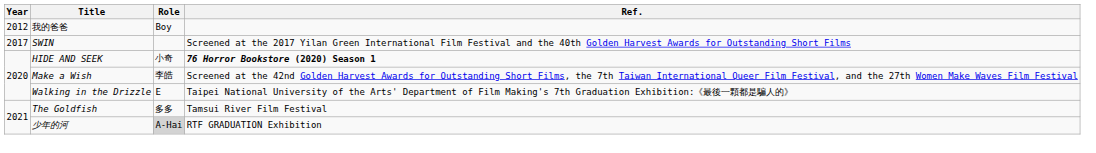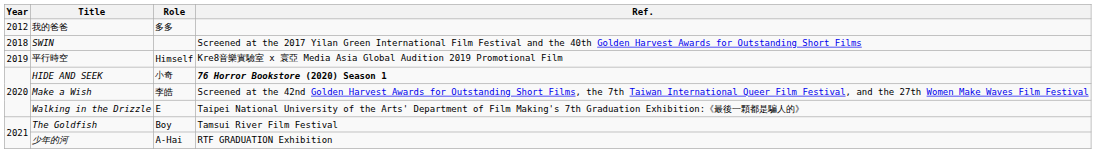(164, 27) Boy -> (164, 27) 多多
(17, 43) 2017 -> (17, 43) 2018
+ row: (50, 58)
(164, 108) 多多 -> (164, 124) Boy
(169, 125) lightgrey background -> (169, 140) no background
